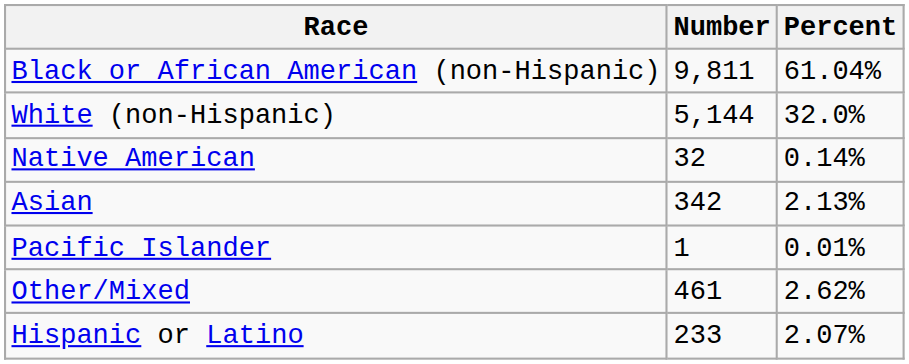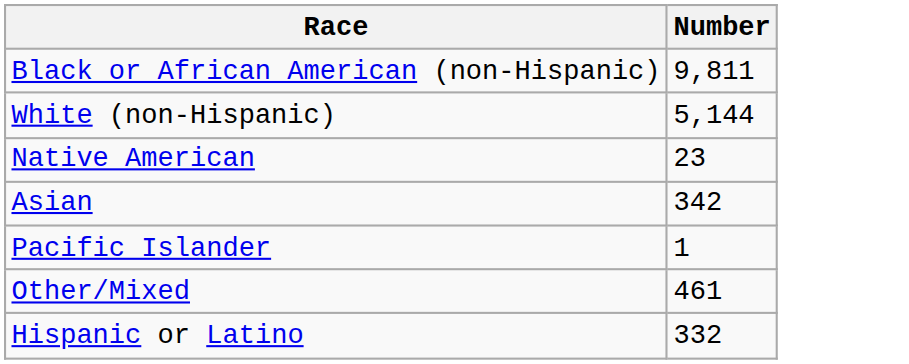- column: (841, 27)
(690, 159) 32 -> (690, 159) 23
(698, 336) 233 -> (698, 336) 332
